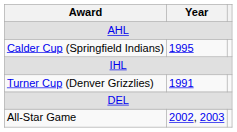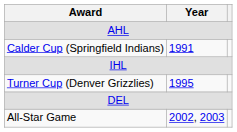(181, 48) 1995 -> (181, 48) 1991
(181, 83) 1991 -> (181, 83) 1995
